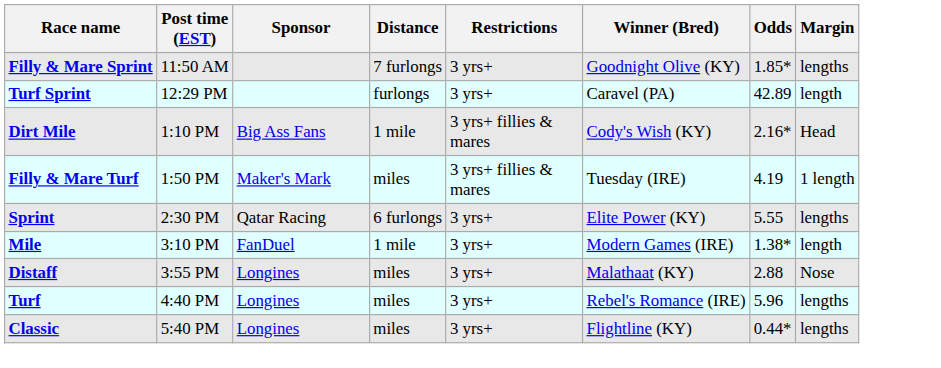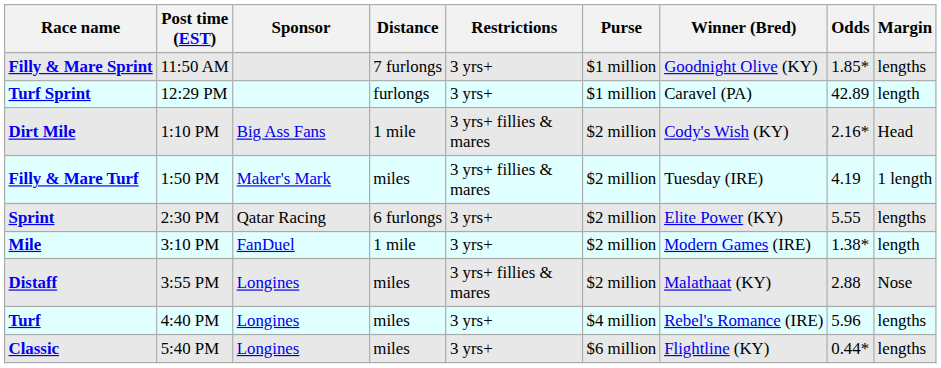+ column: (621, 28)
(471, 272) 3 yrs+ -> (501, 282) 3 yrs+ fillies & mares
